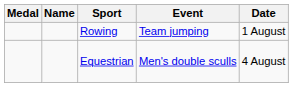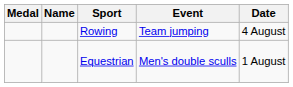(264, 31) 1 August -> (264, 31) 4 August
(264, 62) 4 August -> (264, 62) 1 August
